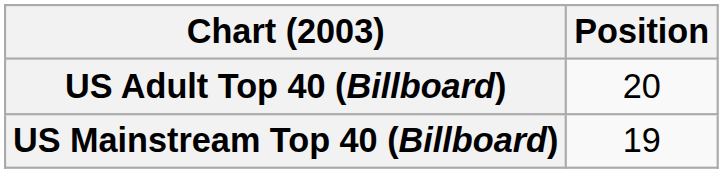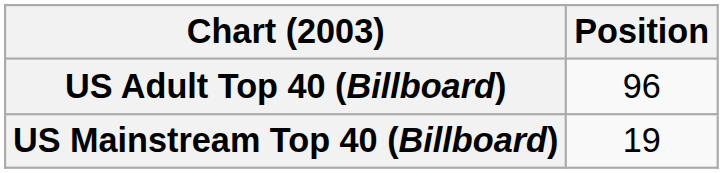(642, 85) 20 -> (642, 85) 96
